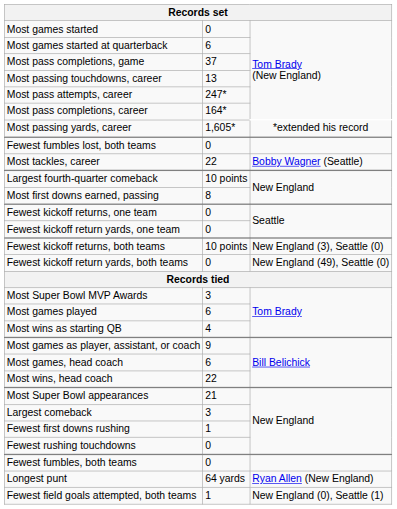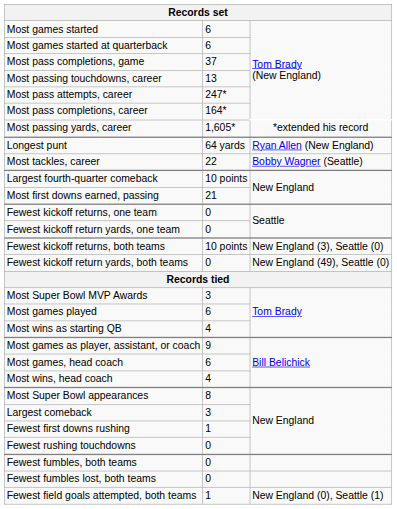(208, 29) 0 -> (208, 29) 6
rows swapped: (37, 479) <-> (81, 145)
(208, 195) 8 -> (211, 195) 21
(211, 379) 22 -> (208, 379) 4
(211, 396) 21 -> (208, 396) 8
